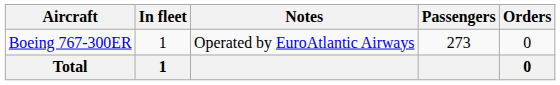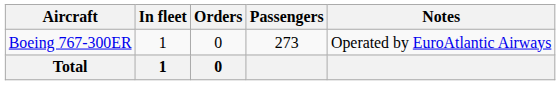columns swapped: (527, 17) <-> (304, 17)
